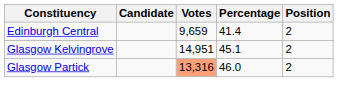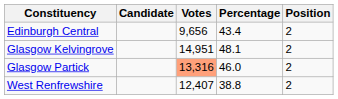(193, 31) 9,659 -> (193, 31) 9,656
(230, 31) 41.4 -> (230, 31) 43.4
(230, 49) 45.1 -> (230, 49) 48.1
+ row: (55, 85)
